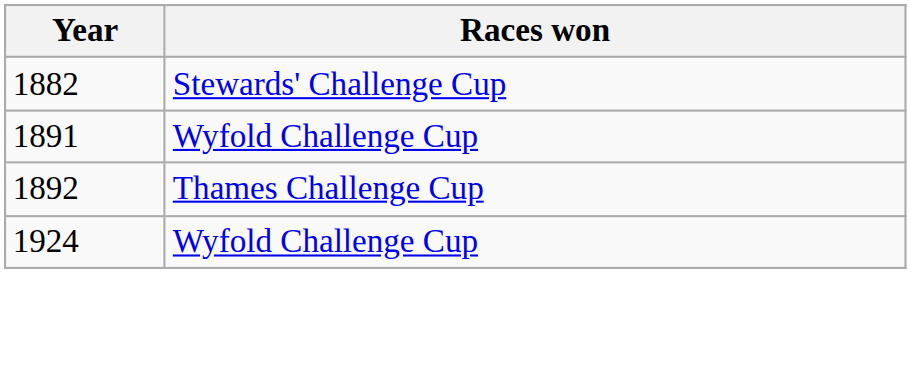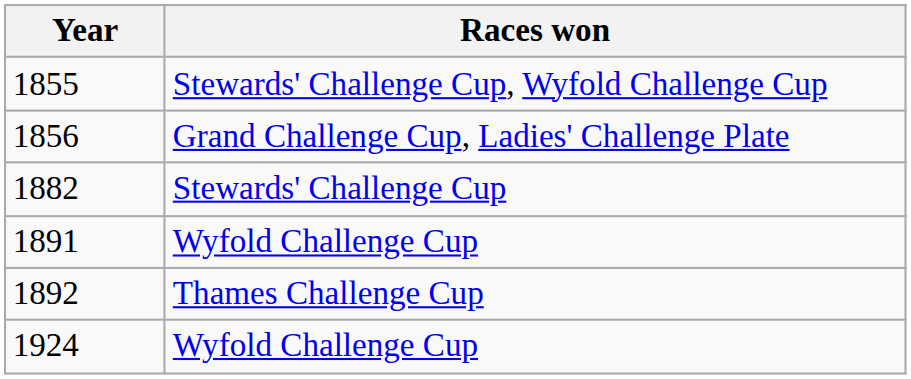+ row: (46, 83)
+ row: (46, 135)
